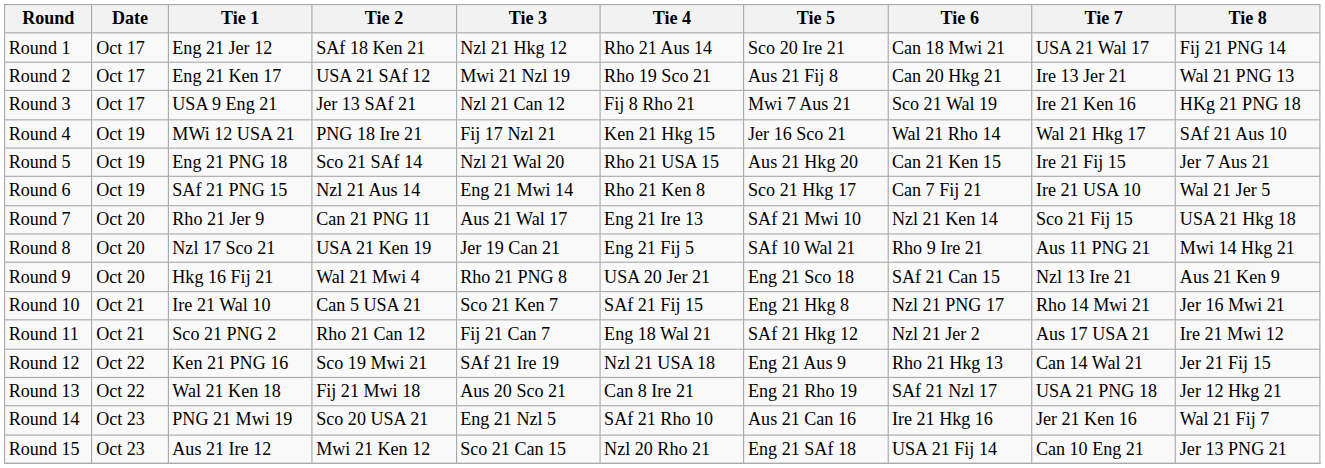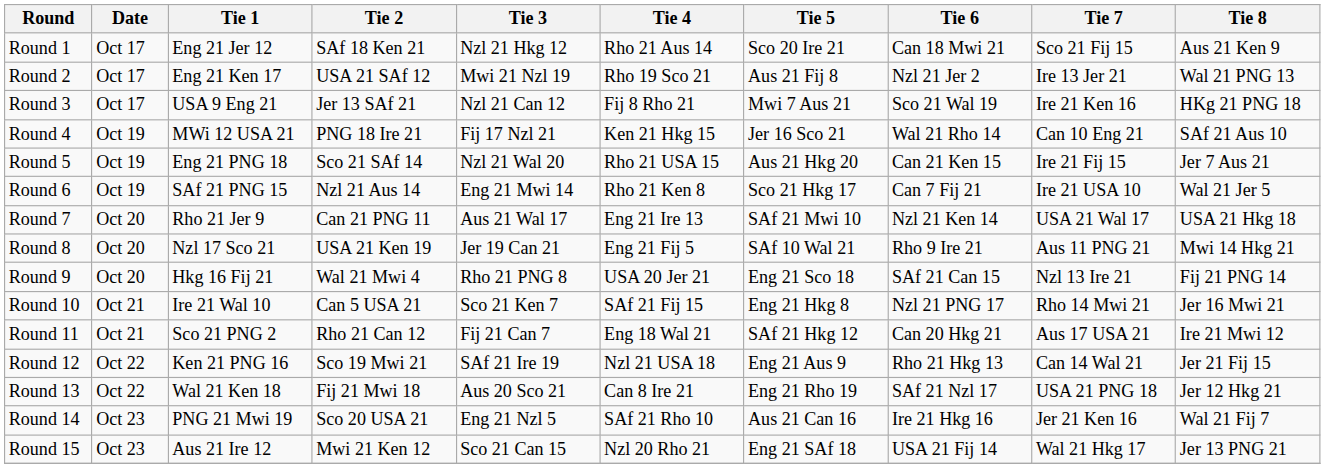(1093, 47) USA 21 Wal 17 -> (1084, 47) Sco 21 Fij 15
(1233, 47) Fij 21 PNG 14 -> (1230, 47) Aus 21 Ken 9
(947, 76) Can 20 Hkg 21 -> (936, 76) Nzl 21 Jer 2
(1091, 133) Wal 21 Hkg 17 -> (1090, 133) Can 10 Eng 21
(1084, 219) Sco 21 Fij 15 -> (1093, 219) USA 21 Wal 17
(1230, 276) Aus 21 Ken 9 -> (1233, 276) Fij 21 PNG 14
(936, 334) Nzl 21 Jer 2 -> (947, 334) Can 20 Hkg 21
(1090, 448) Can 10 Eng 21 -> (1091, 448) Wal 21 Hkg 17
